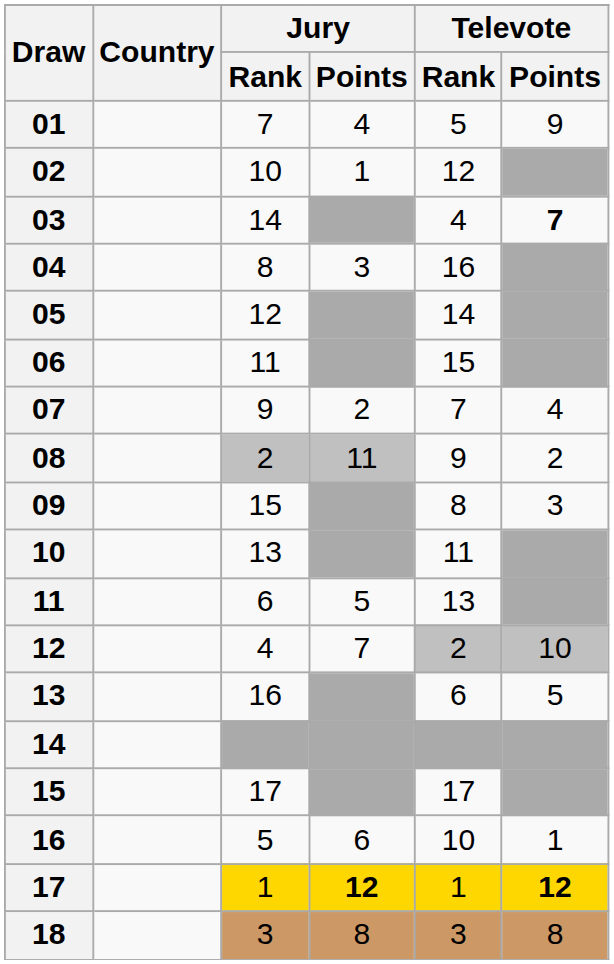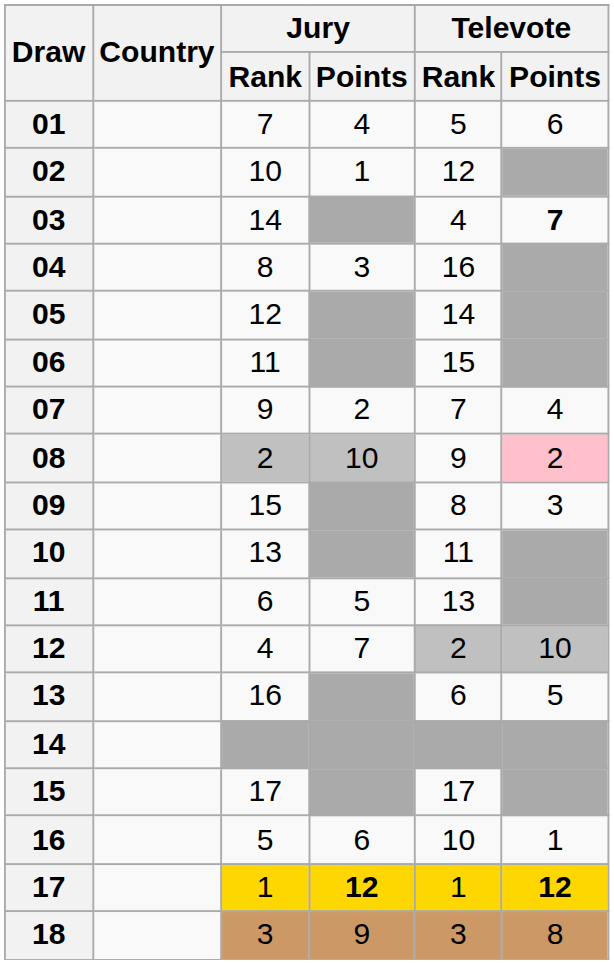(555, 123) 9 -> (555, 123) 6
(362, 457) 11 -> (362, 457) 10
(555, 457) no background -> (555, 457) pink background
(362, 934) 8 -> (362, 934) 9
